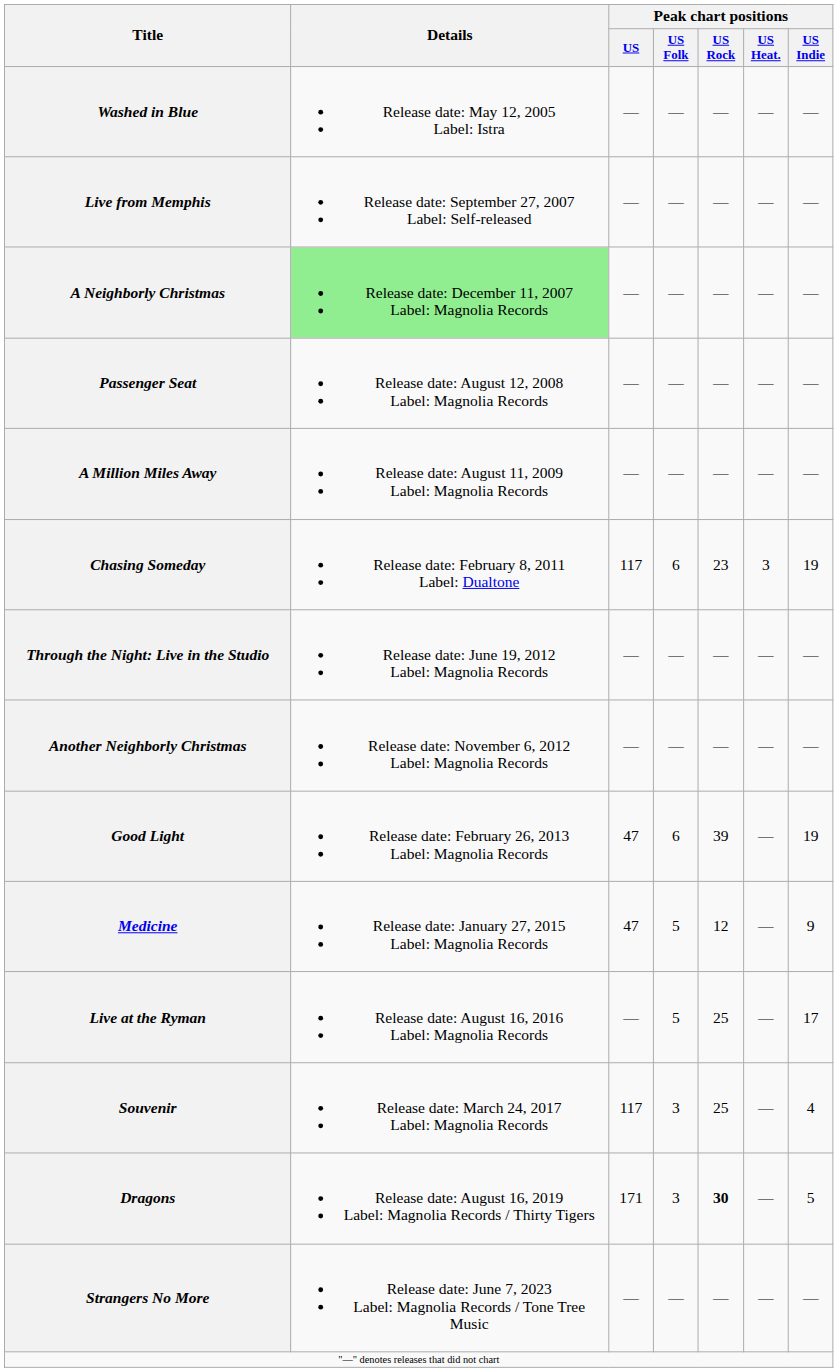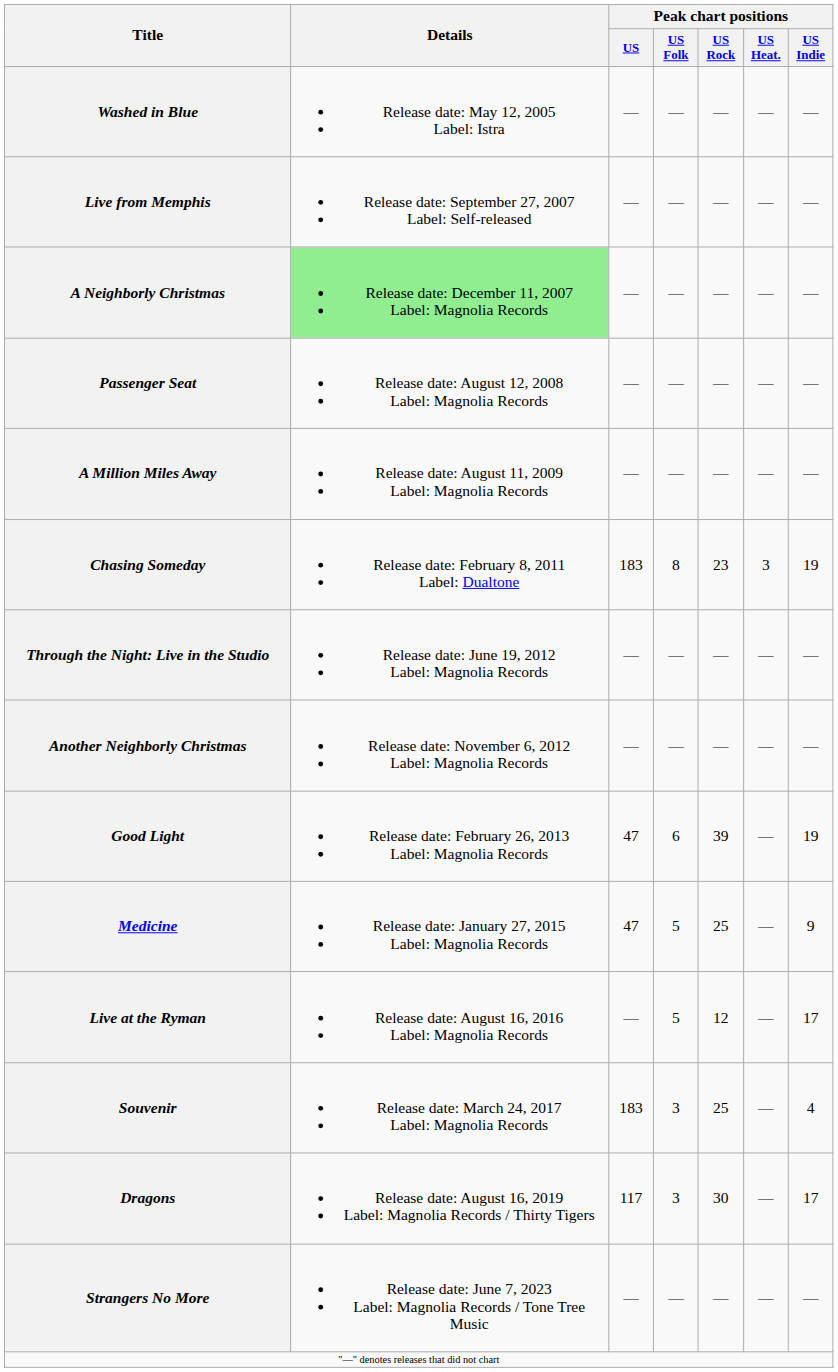(631, 564) 117 -> (631, 564) 183
(676, 564) 6 -> (676, 564) 8
(721, 926) 12 -> (721, 926) 25
(721, 1017) 25 -> (721, 1017) 12
(631, 1107) 117 -> (631, 1107) 183
(631, 1198) 171 -> (631, 1198) 117
(721, 1198) bold -> (721, 1198) normal
(811, 1198) 5 -> (811, 1198) 17
